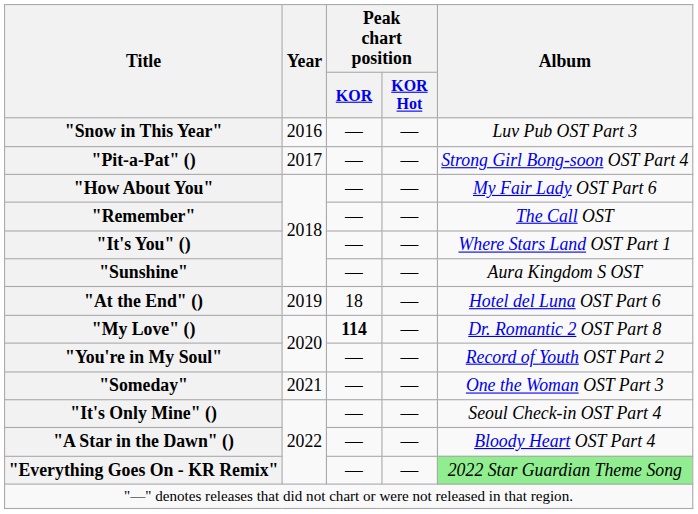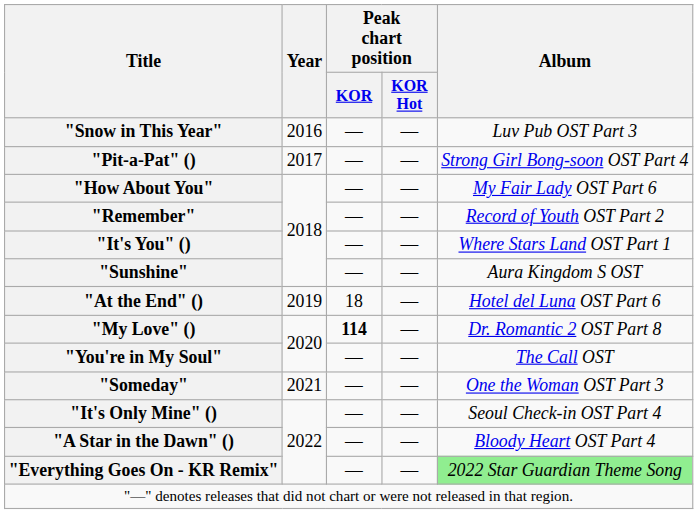(565, 216) The Call OST -> (565, 216) Record of Youth OST Part 2
(565, 357) Record of Youth OST Part 2 -> (565, 357) The Call OST
